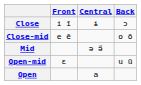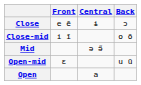(64, 23) i ĩ -> (64, 23) e ẽ
(64, 36) e ẽ -> (64, 36) i ĩ
